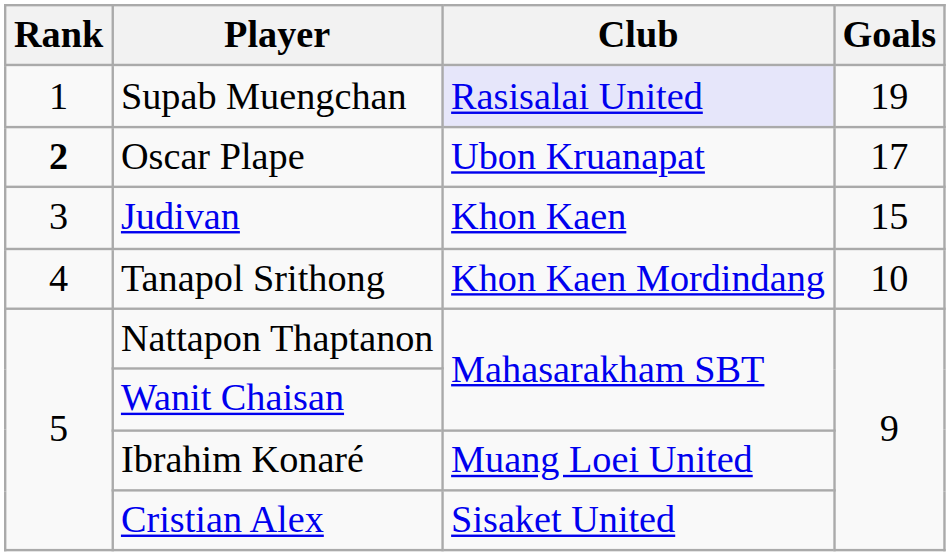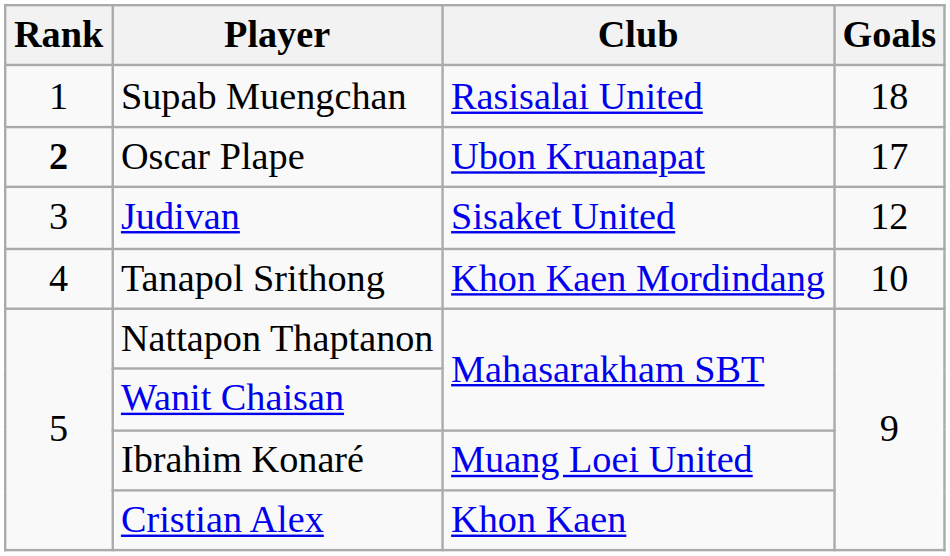(577, 95) lavender background -> (577, 95) no background
(889, 95) 19 -> (889, 95) 18
(539, 216) Khon Kaen -> (563, 216) Sisaket United
(889, 216) 15 -> (889, 216) 12
(563, 519) Sisaket United -> (539, 519) Khon Kaen
